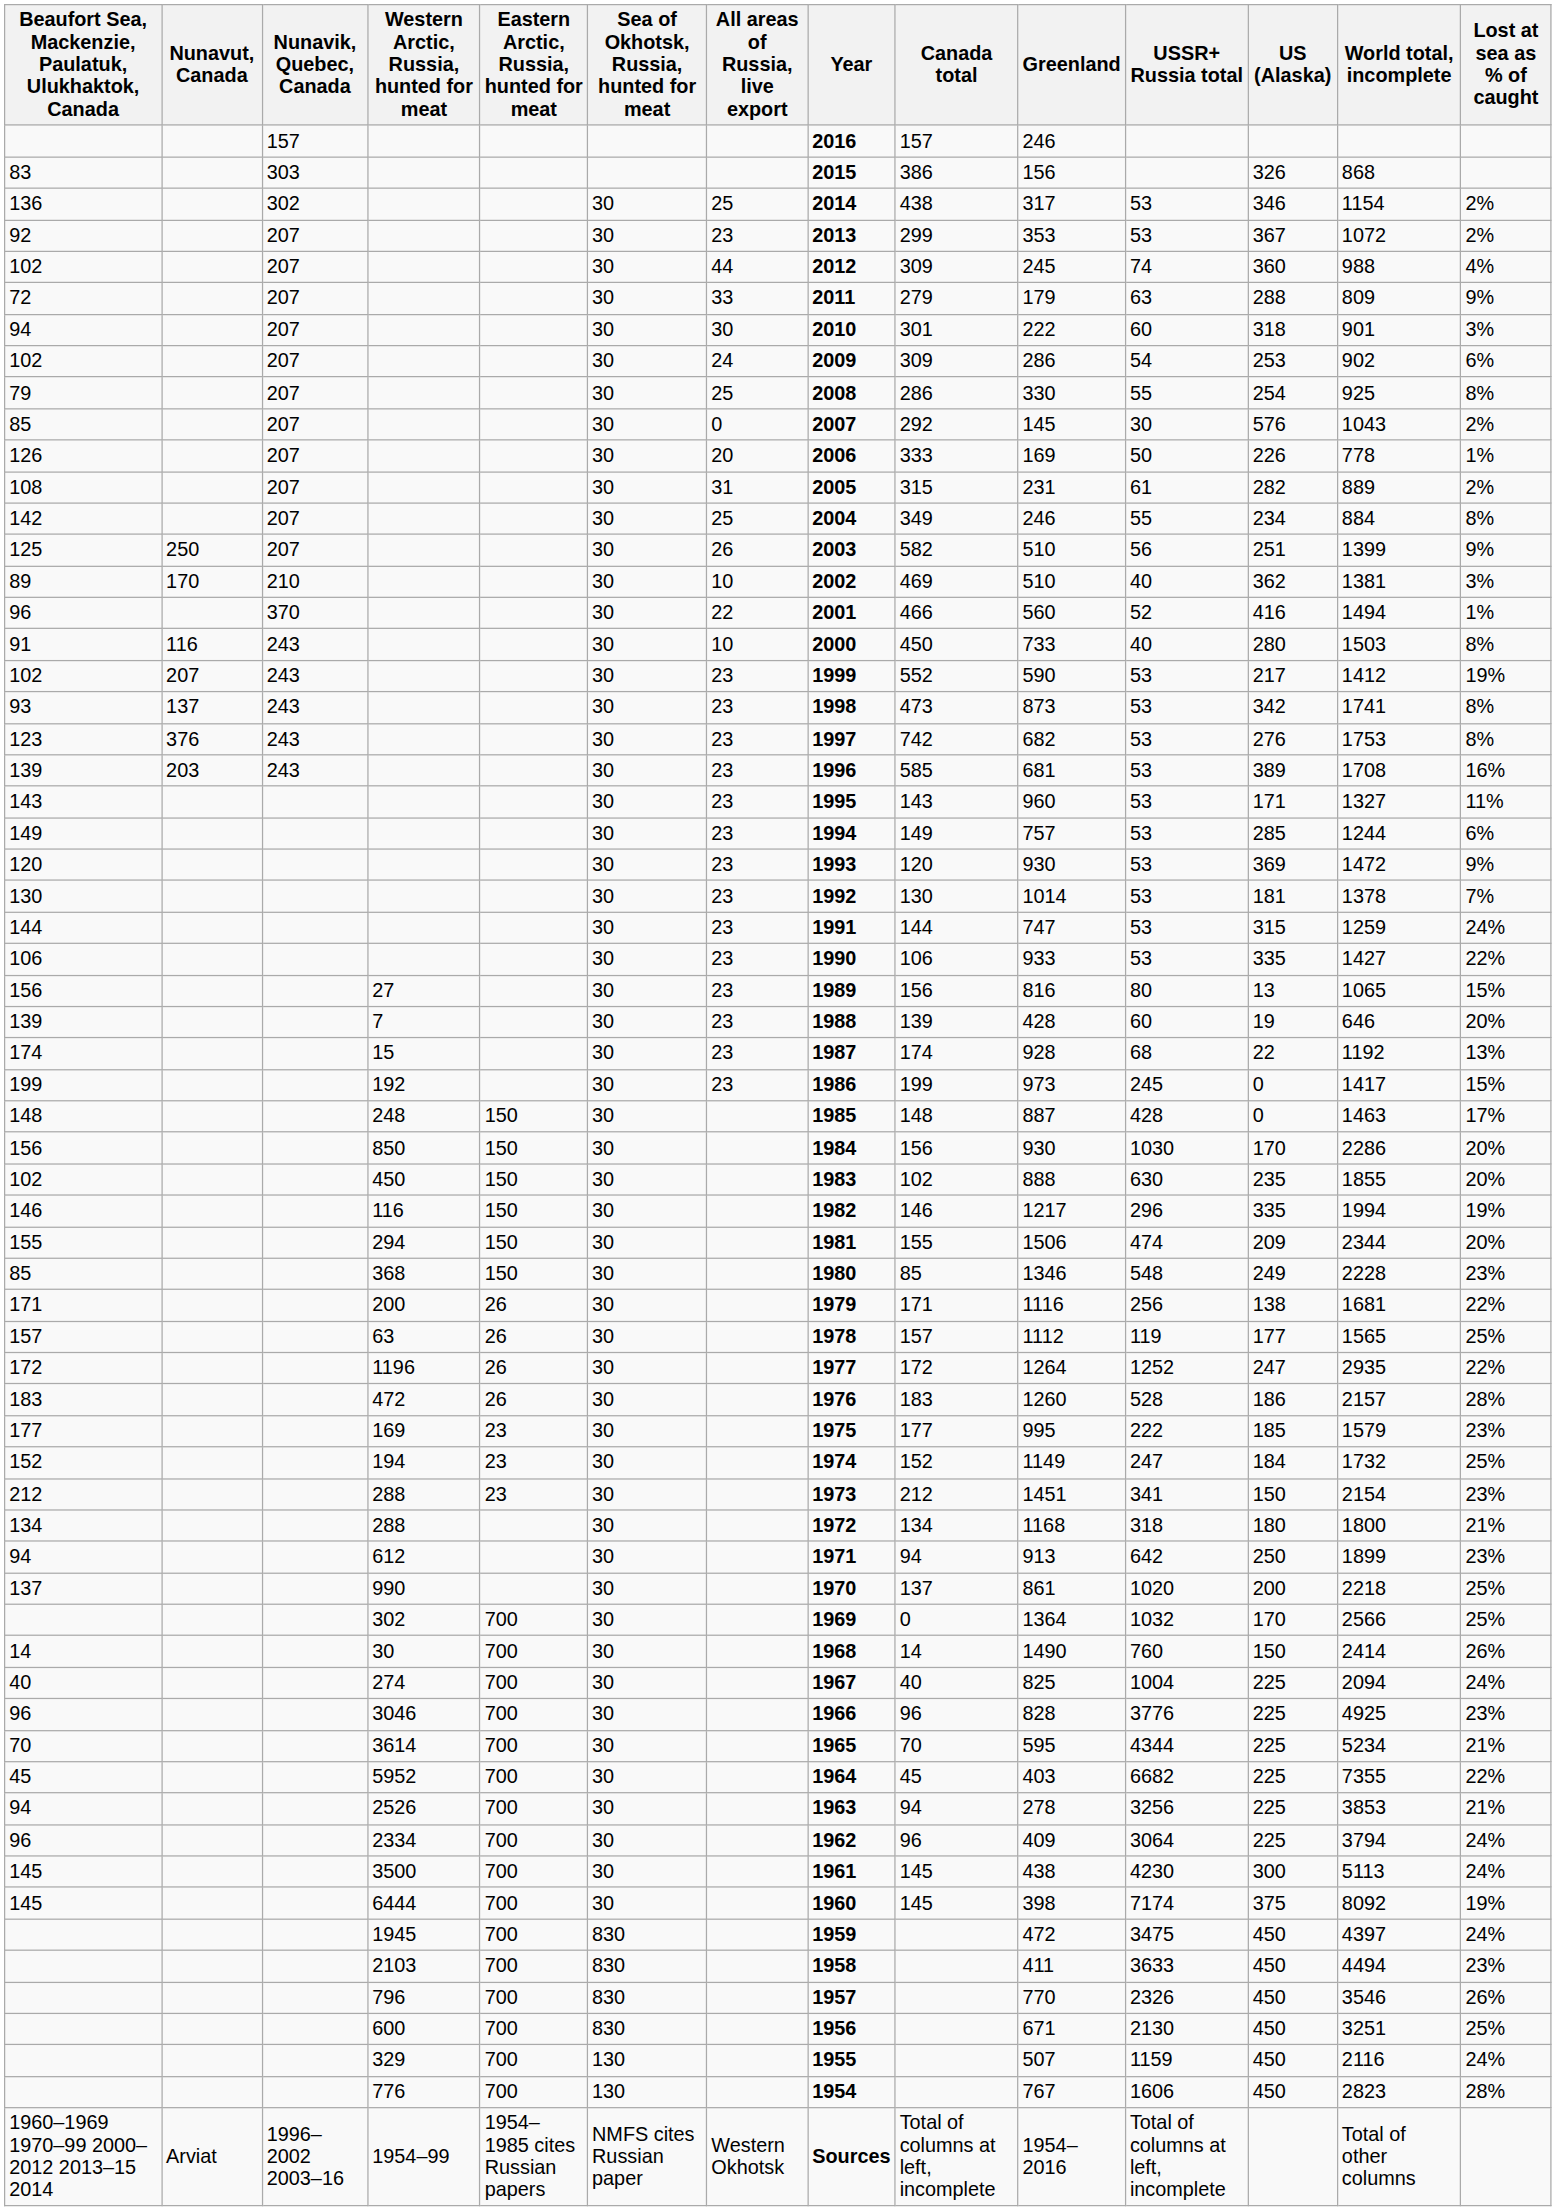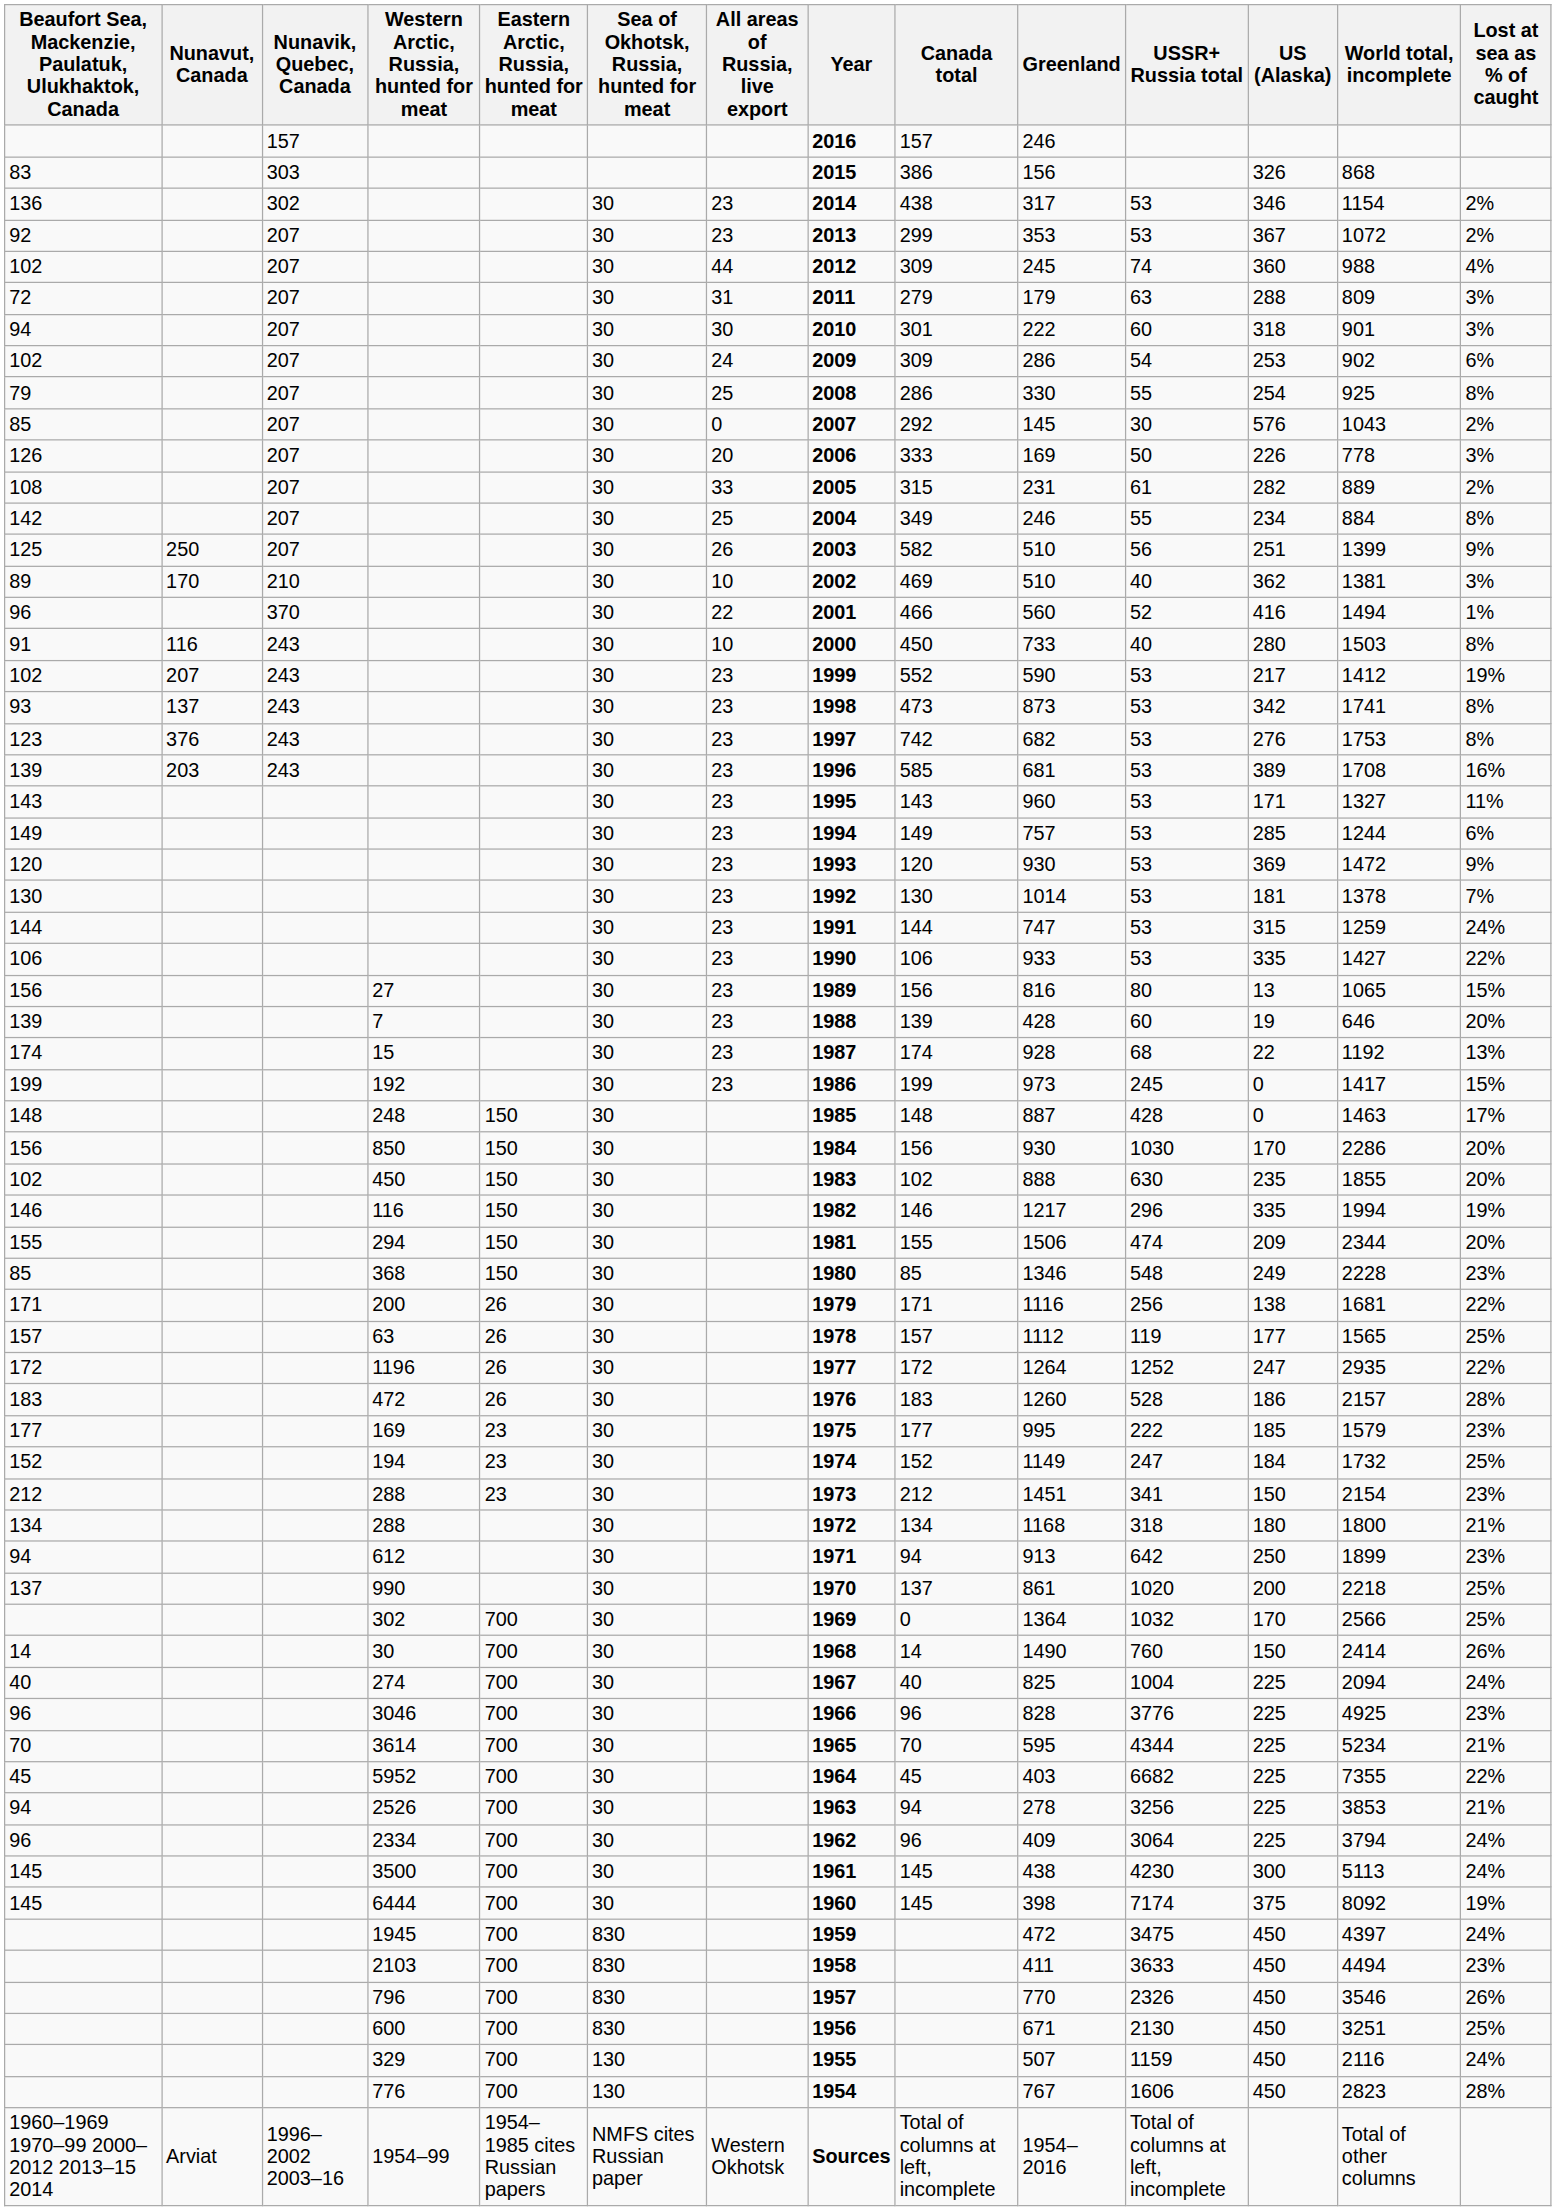(722, 203) 25 -> (722, 203) 23
(722, 298) 33 -> (722, 298) 31
(1480, 298) 9% -> (1480, 298) 3%
(1480, 455) 1% -> (1480, 455) 3%
(722, 487) 31 -> (722, 487) 33
